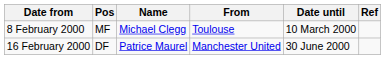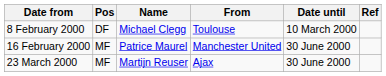(103, 29) MF -> (102, 29) DF
(102, 46) DF -> (103, 46) MF
+ row: (42, 63)
